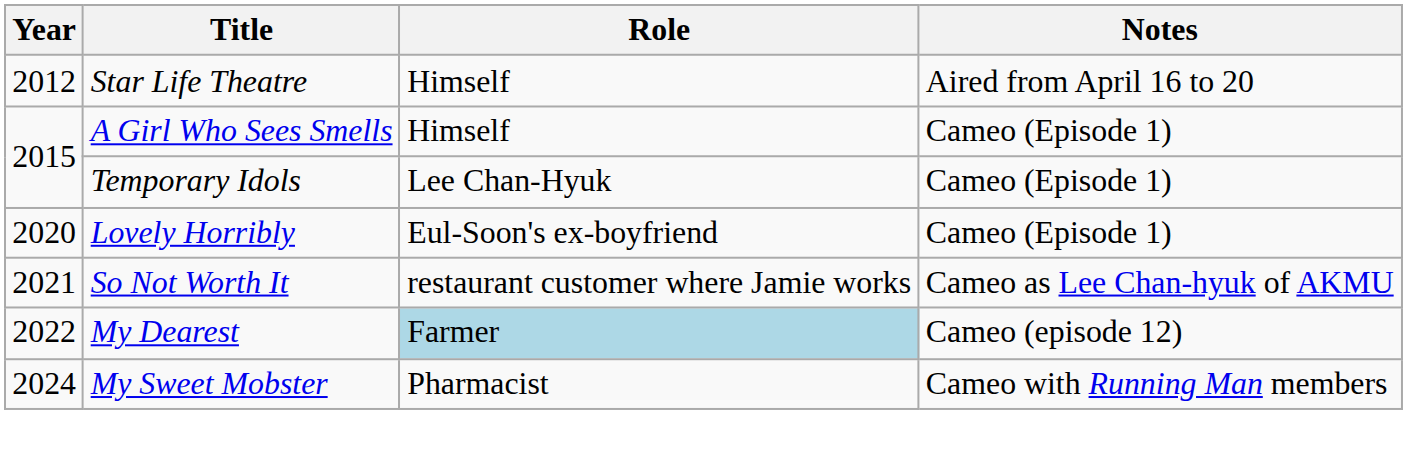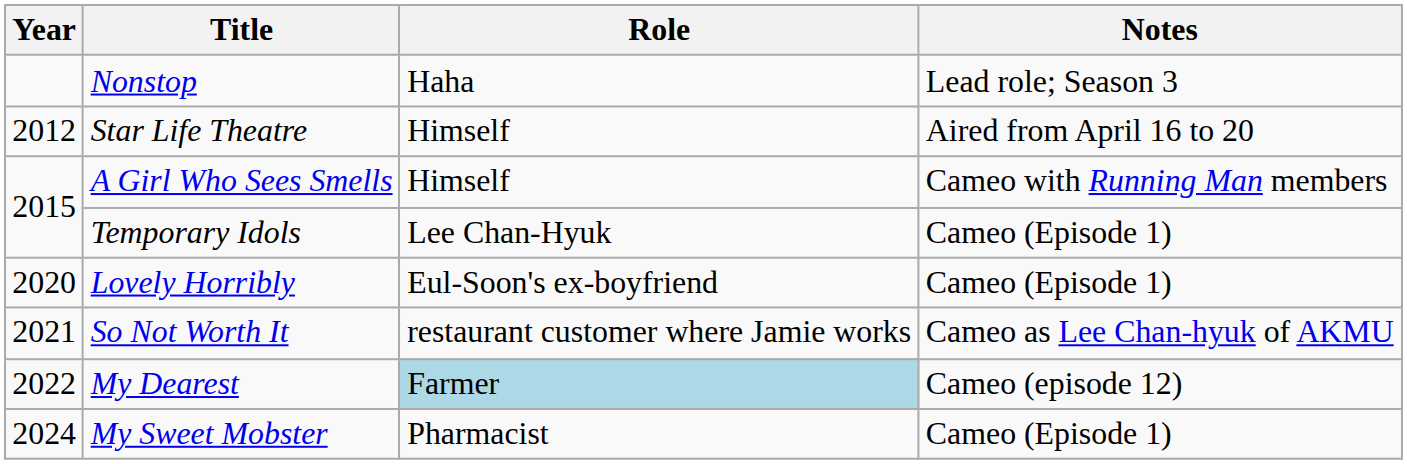+ row: (144, 80)
(1049, 130) Cameo (Episode 1) -> (1157, 181) Cameo with Running Man members
(1157, 383) Cameo with Running Man members -> (1049, 433) Cameo (Episode 1)
